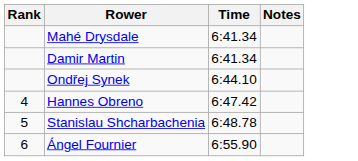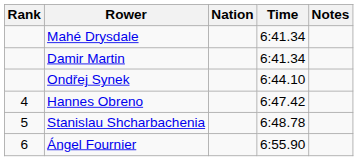+ column: (233, 15)
